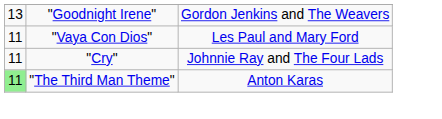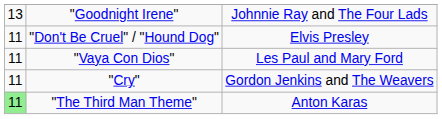(285, 15) Gordon Jenkins and The Weavers -> (329, 15) Johnnie Ray and The Four Lads
+ row: (124, 37)
(285, 59) Johnnie Ray and The Four Lads -> (329, 80) Gordon Jenkins and The Weavers
